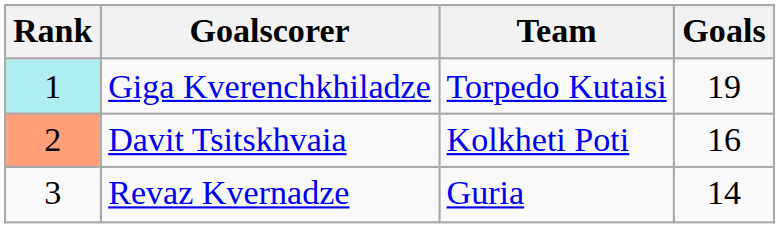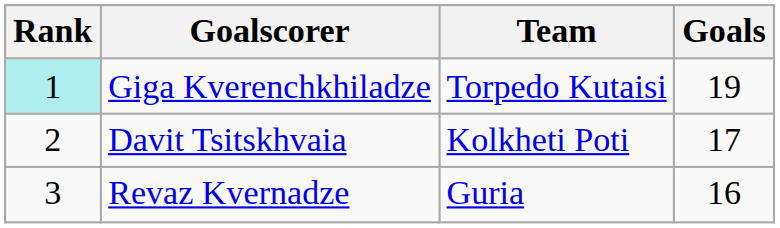(53, 139) lightsalmon background -> (53, 139) no background
(724, 139) 16 -> (724, 139) 17
(724, 193) 14 -> (724, 193) 16
